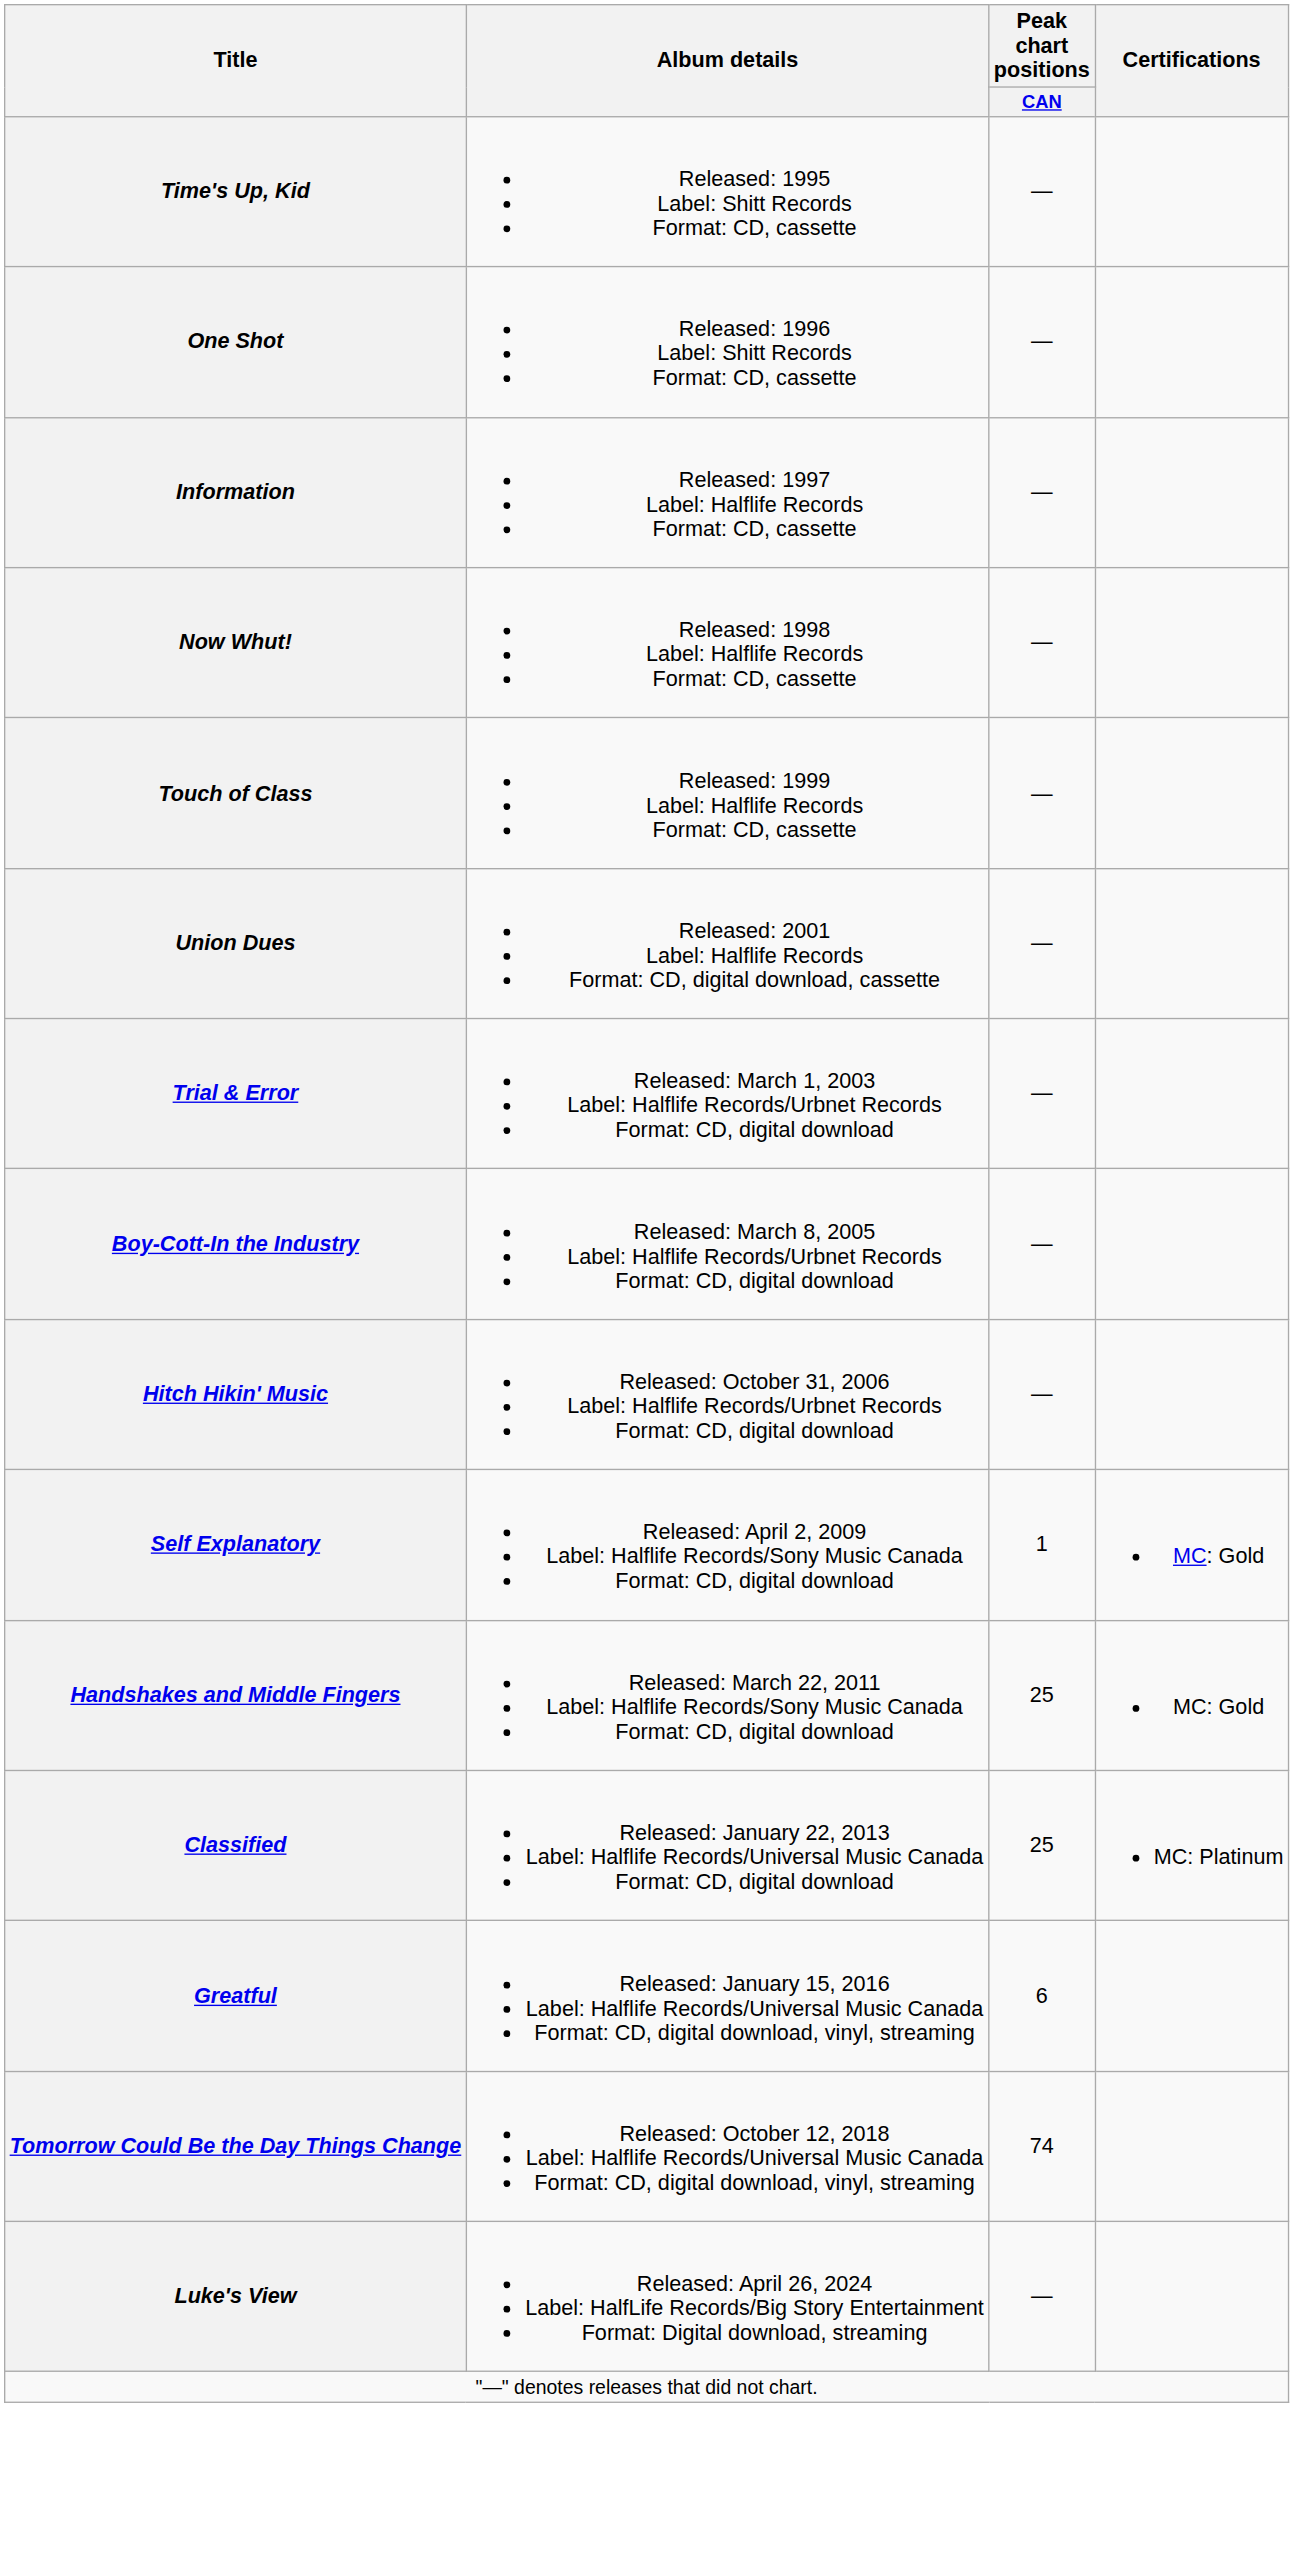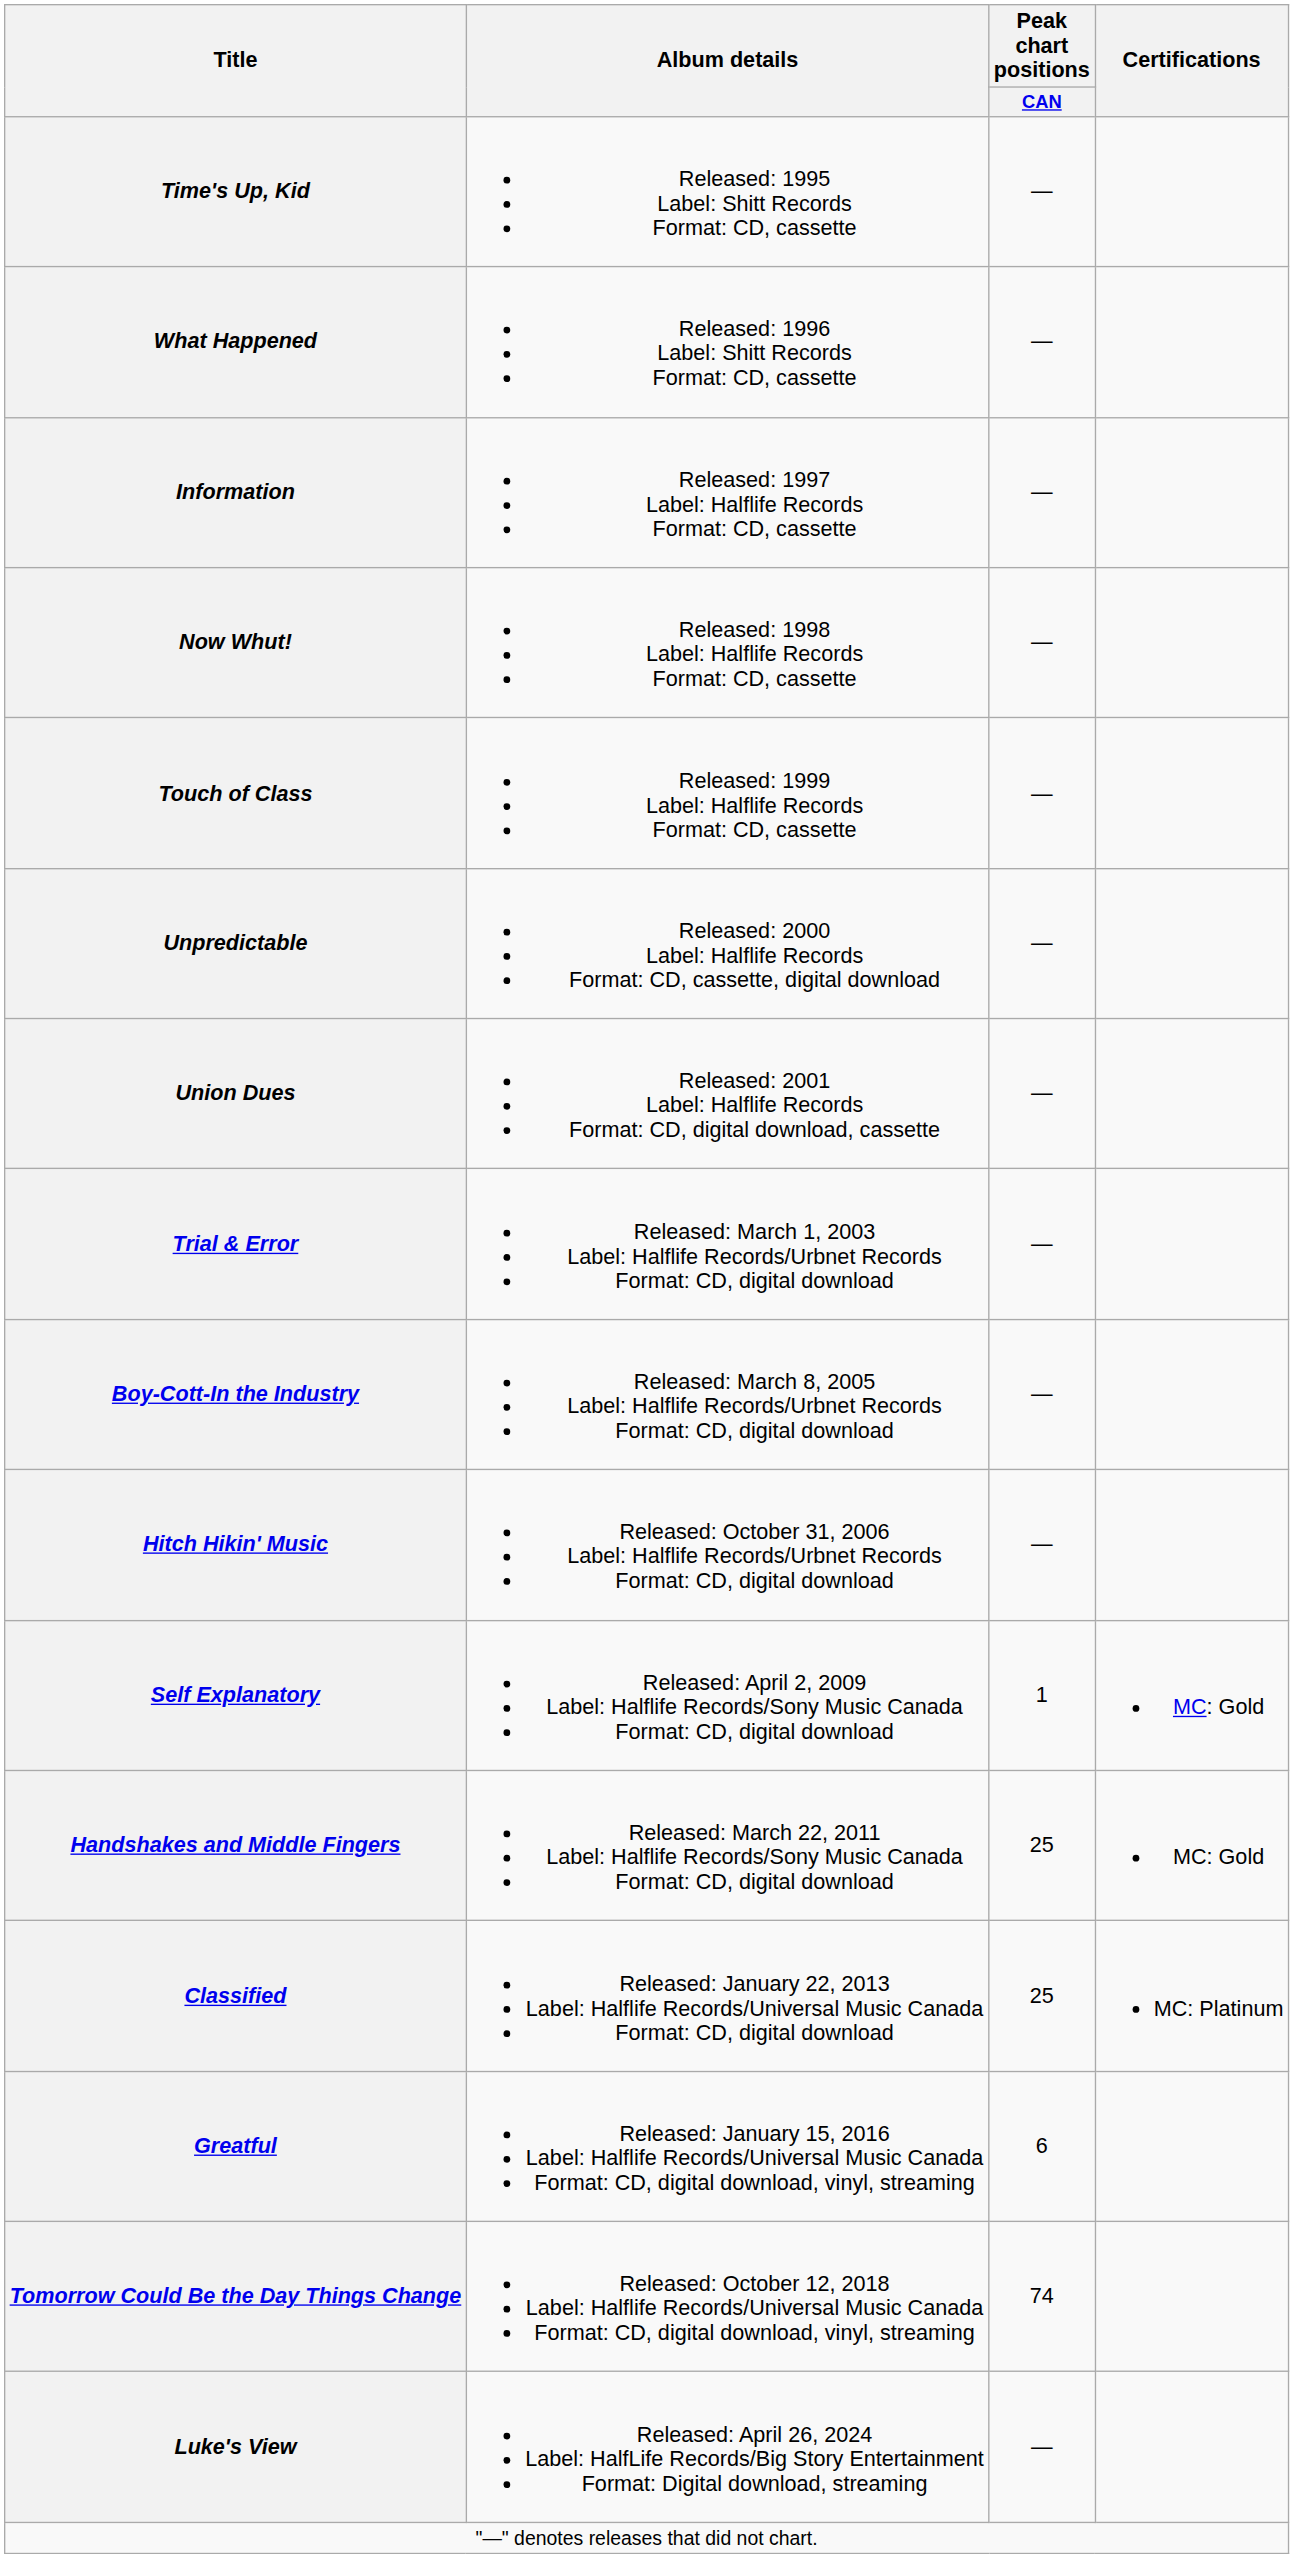- row: (235, 341)
+ row: (235, 341)
+ row: (235, 943)
